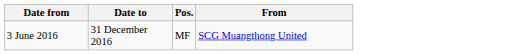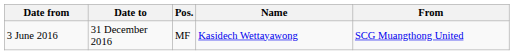+ column: (274, 12)
